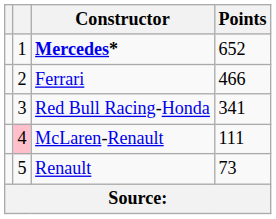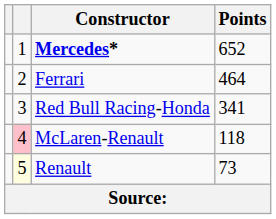(232, 78) 466 -> (232, 78) 464
(231, 138) 111 -> (232, 138) 118
(22, 168) no background -> (22, 168) lightyellow background
